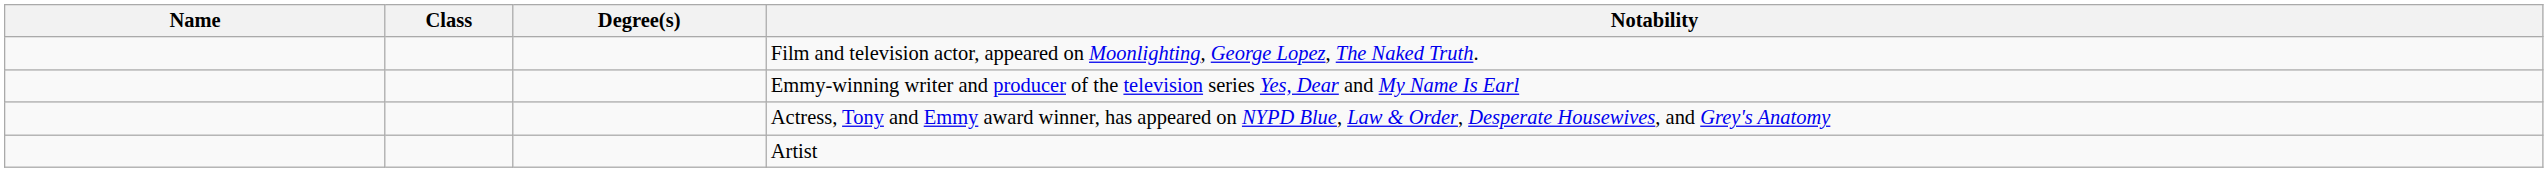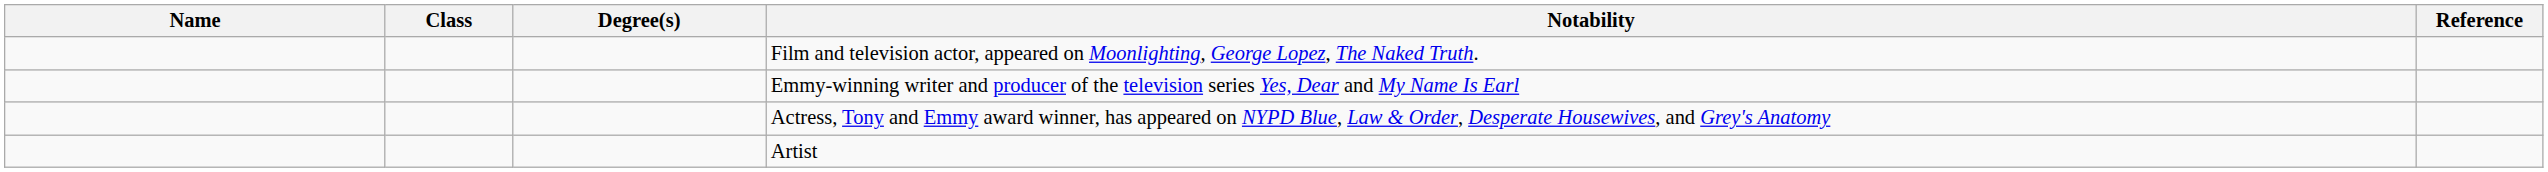+ column: (2479, 20)
